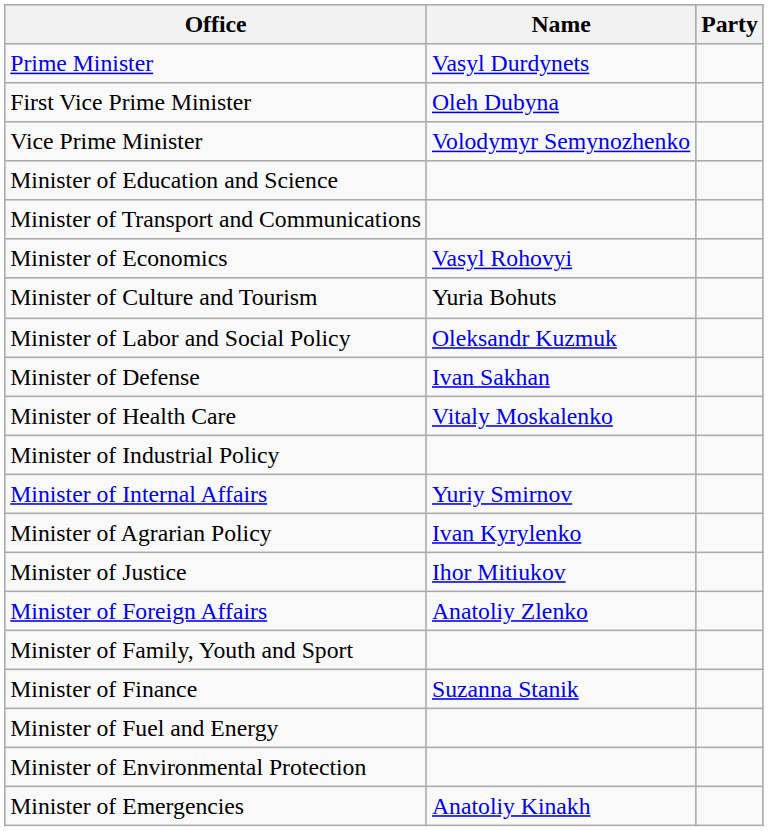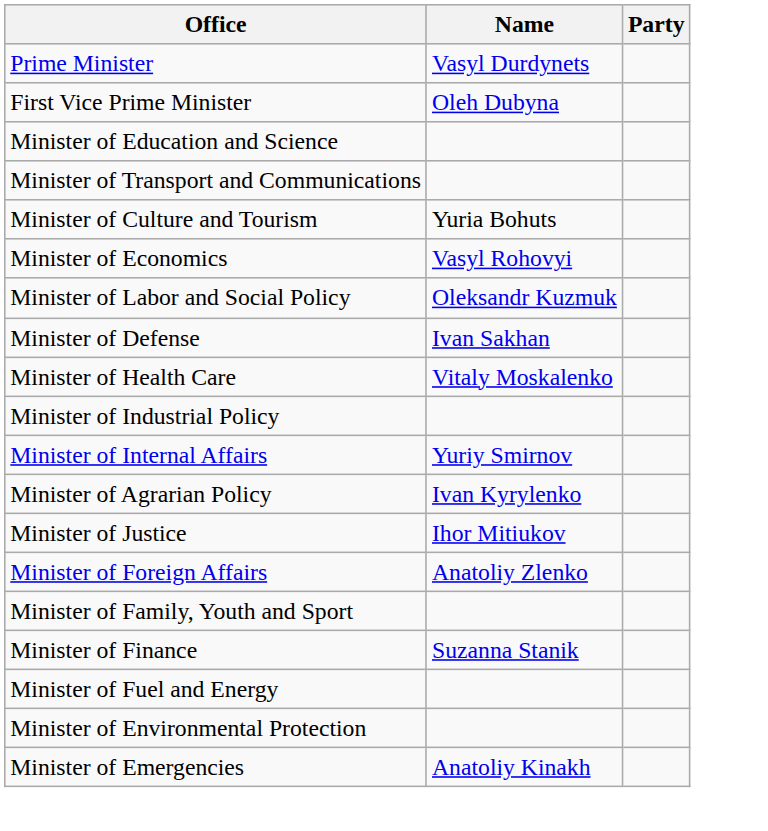- row: (106, 141)
rows swapped: (164, 297) <-> (119, 258)
